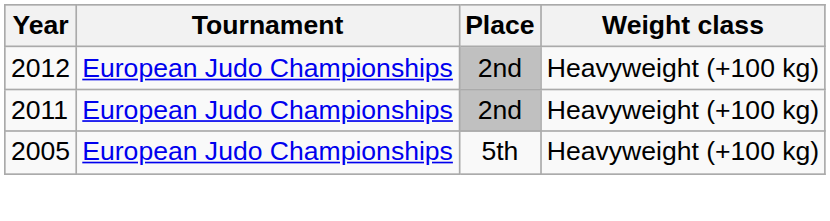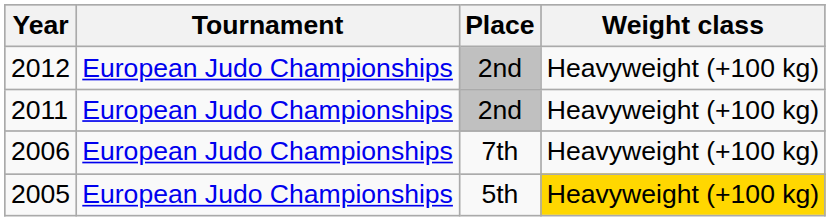+ row: (40, 151)
(683, 151) no background -> (683, 194) gold background
